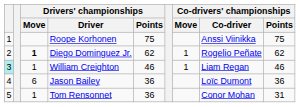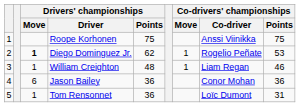(279, 53) 62 -> (279, 53) 53
(9, 67) paleturquoise background -> (9, 67) no background
(149, 67) 46 -> (149, 67) 48
(226, 81) Loïc Dumont -> (228, 81) Conor Mohan
(228, 94) Conor Mohan -> (226, 94) Loïc Dumont
